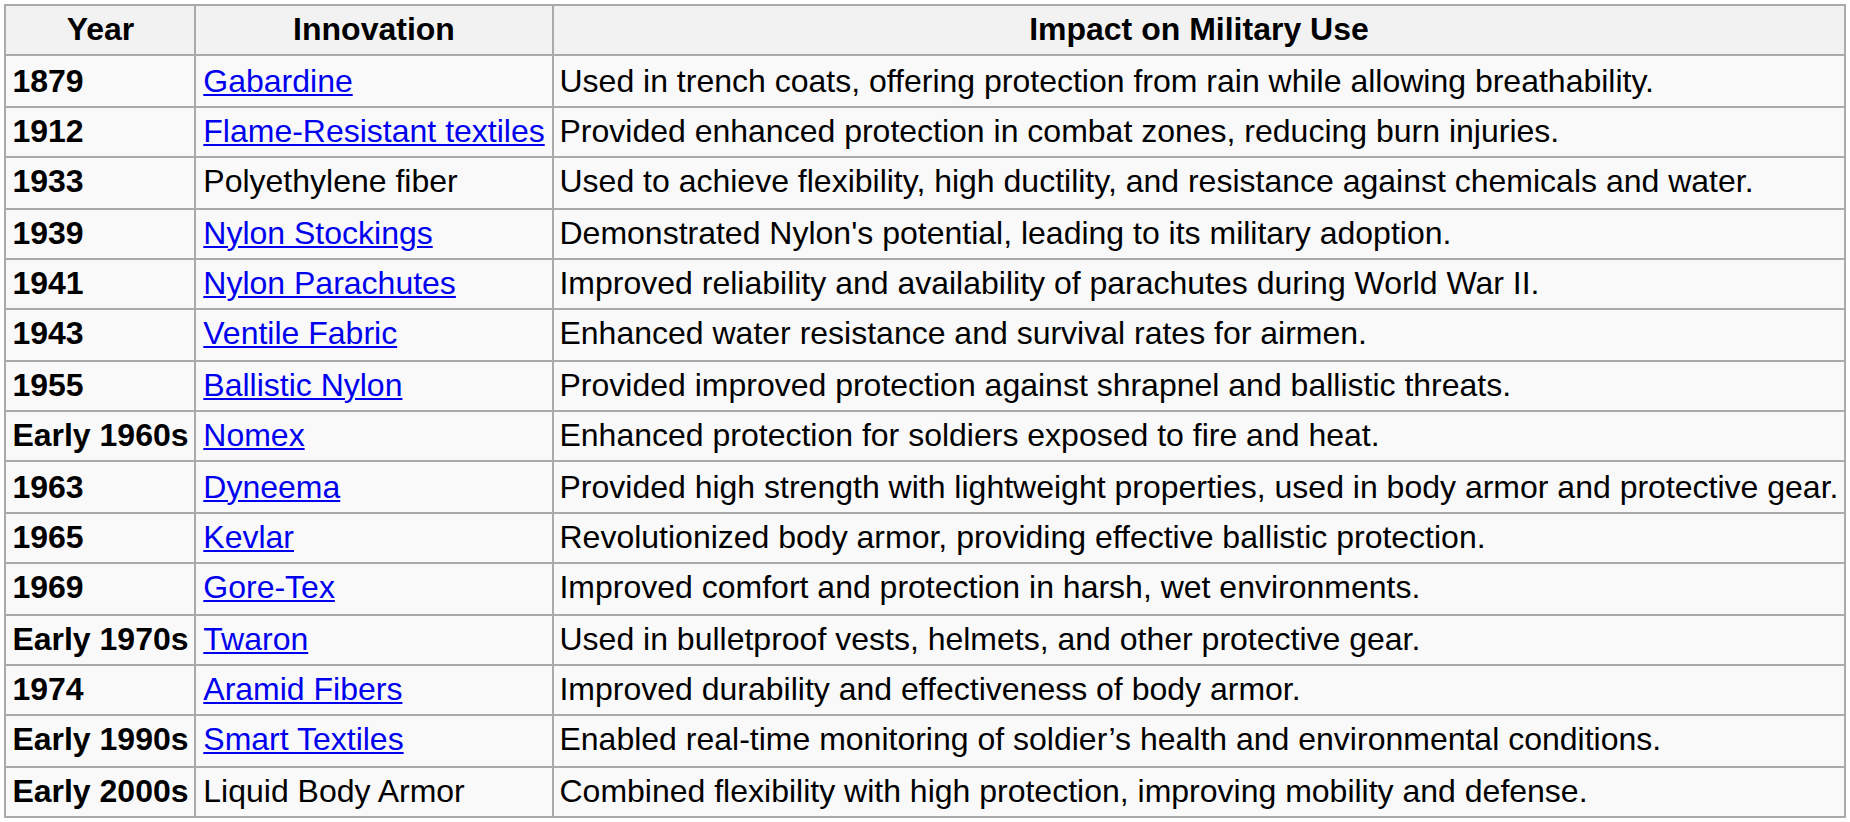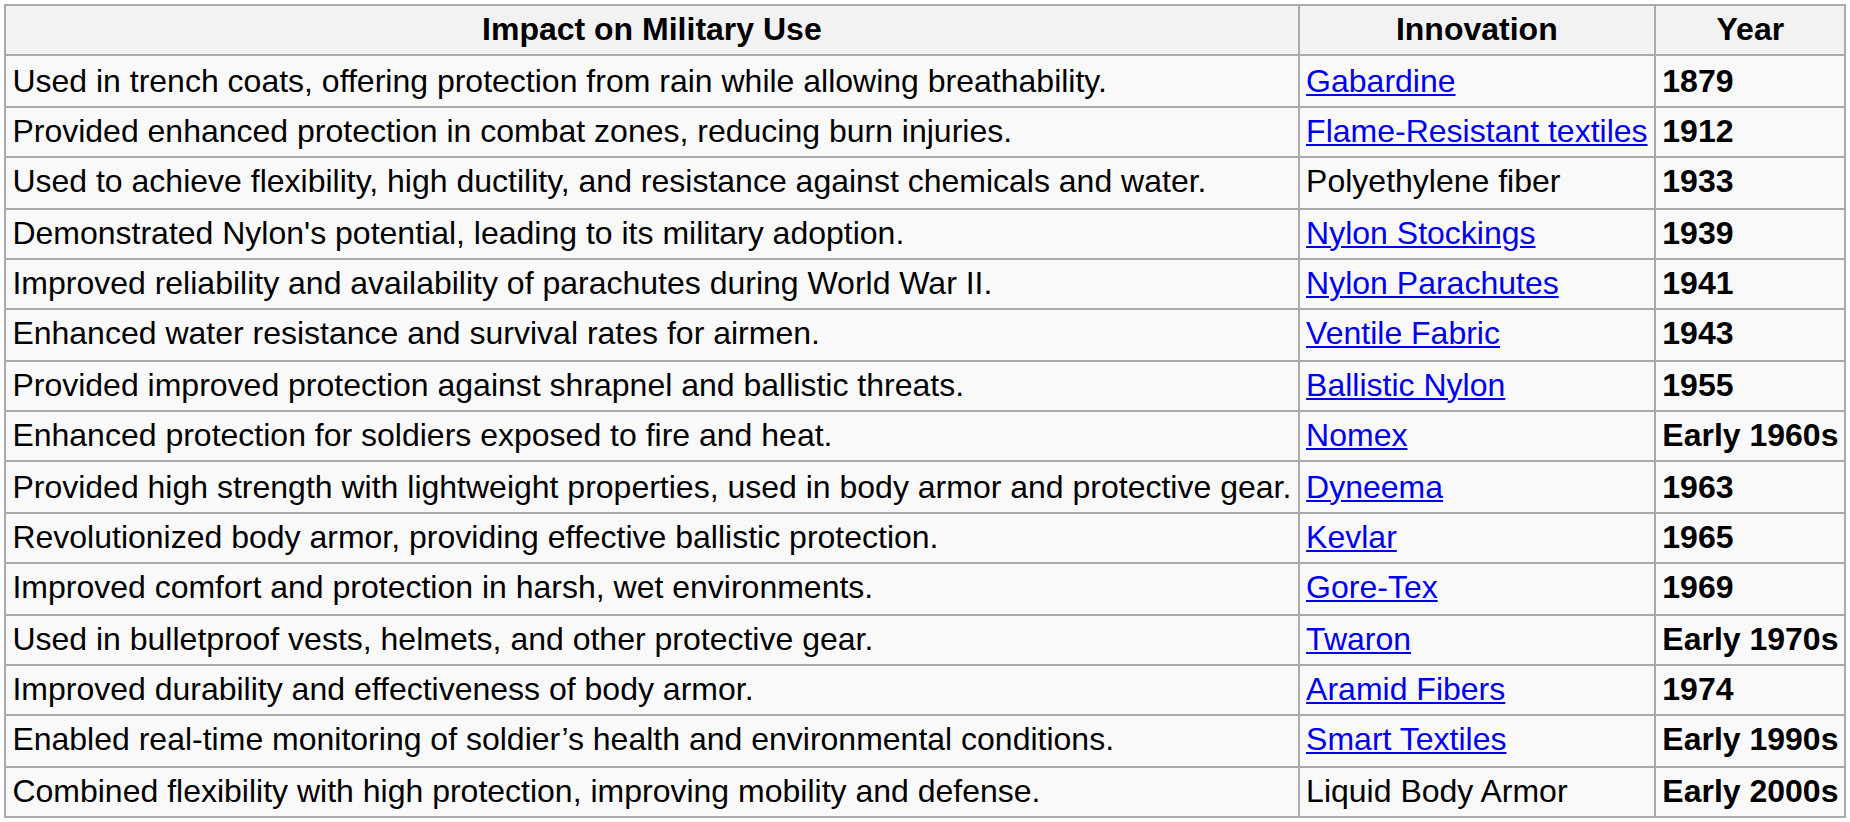columns swapped: (100, 29) <-> (1199, 29)
